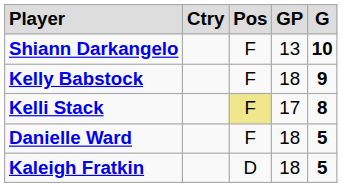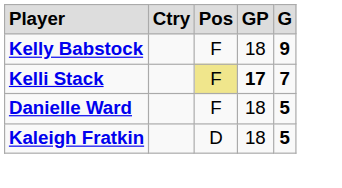- row: (94, 49)
(290, 108) normal -> (255, 78) bold
(322, 108) 8 -> (285, 78) 7
